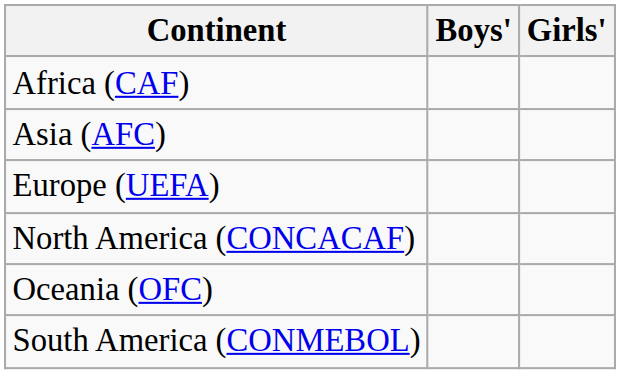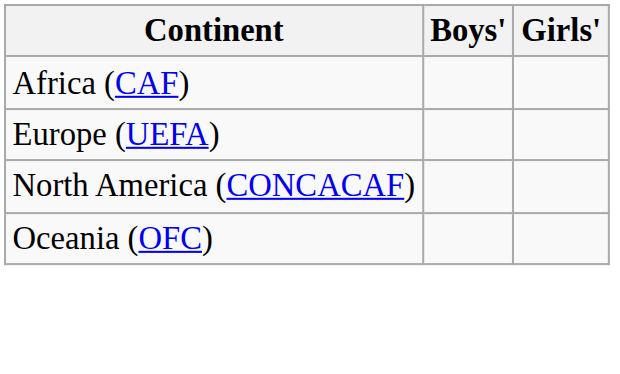- row: (89, 133)
- row: (217, 340)
